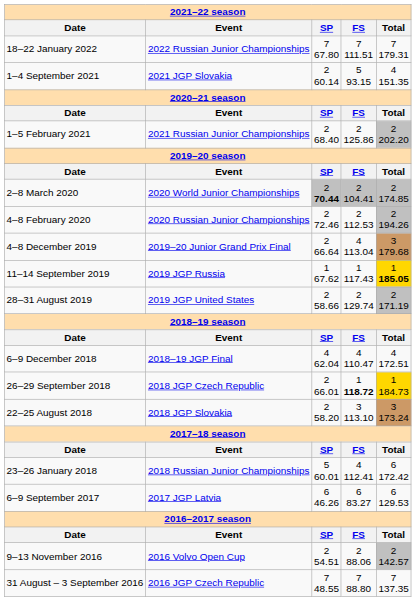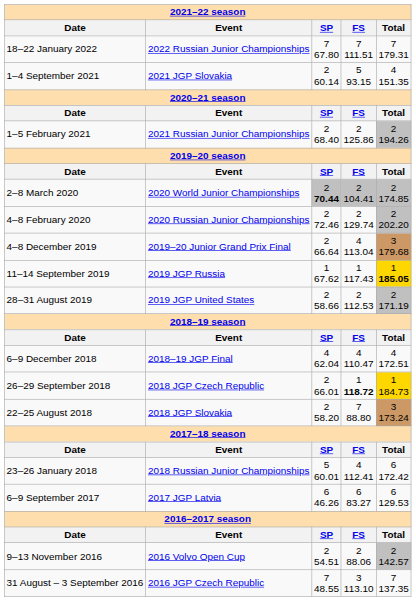(394, 134) 2 202.20 -> (394, 134) 2 194.26
(359, 219) 2 112.53 -> (359, 219) 2 129.74
(394, 219) 2 194.26 -> (394, 219) 2 202.20
(359, 300) 2 129.74 -> (359, 300) 2 112.53
(359, 412) 3 113.10 -> (359, 412) 7 88.80
(359, 583) 7 88.80 -> (359, 583) 3 113.10
